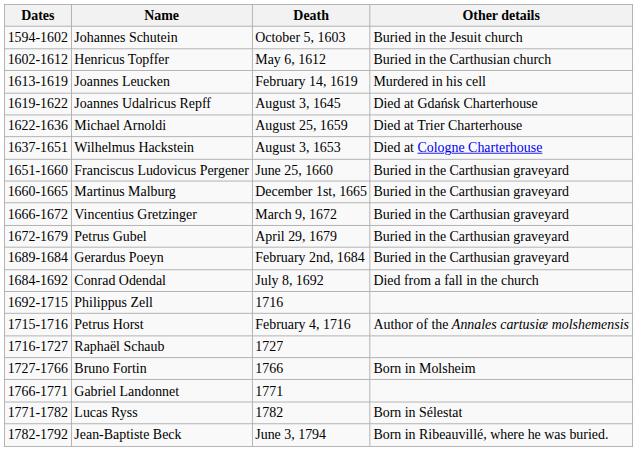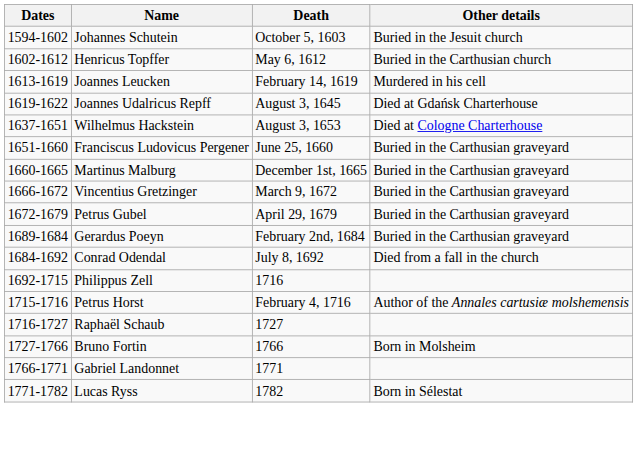- row: (120, 125)
- row: (128, 434)
